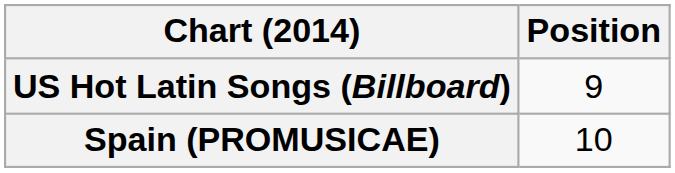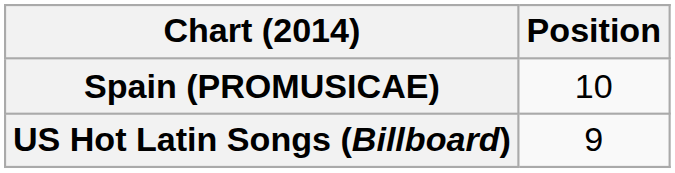rows swapped: (262, 139) <-> (262, 85)
